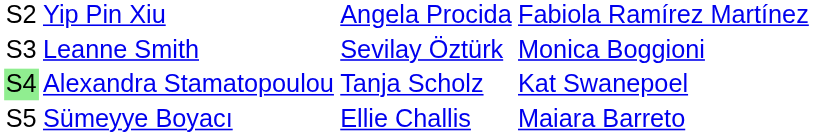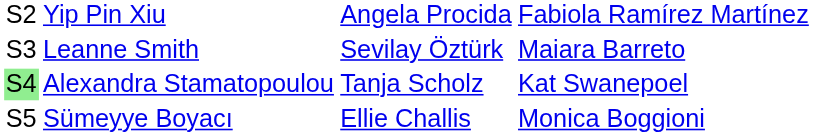(611, 49) Monica Boggioni -> (602, 49) Maiara Barreto
(602, 118) Maiara Barreto -> (611, 118) Monica Boggioni
